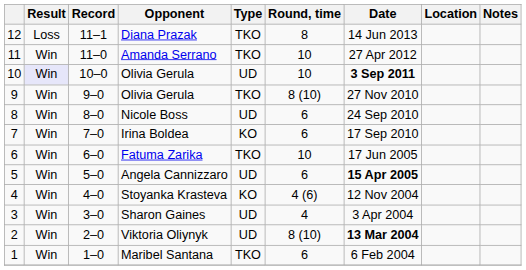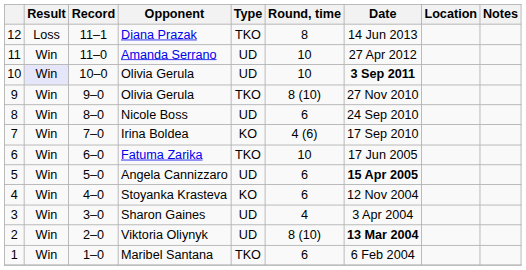(248, 54) TKO -> (248, 54) UD
(305, 134) 6 -> (305, 134) 4 (6)
(305, 194) 4 (6) -> (305, 194) 6
